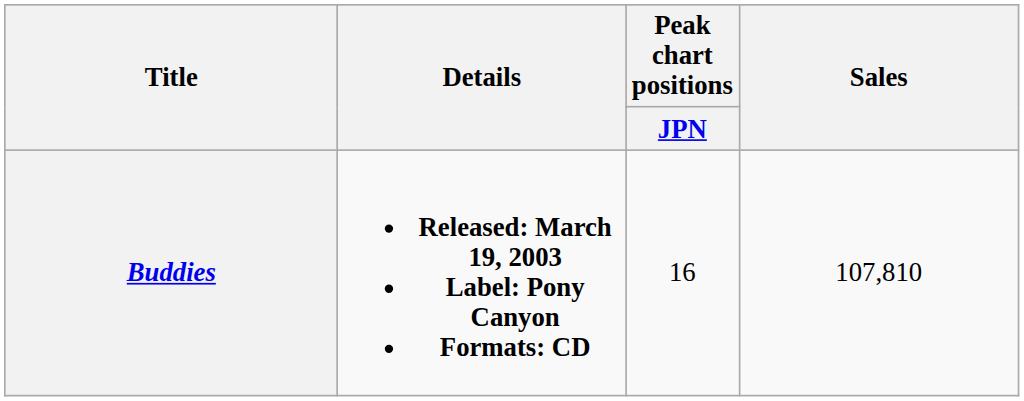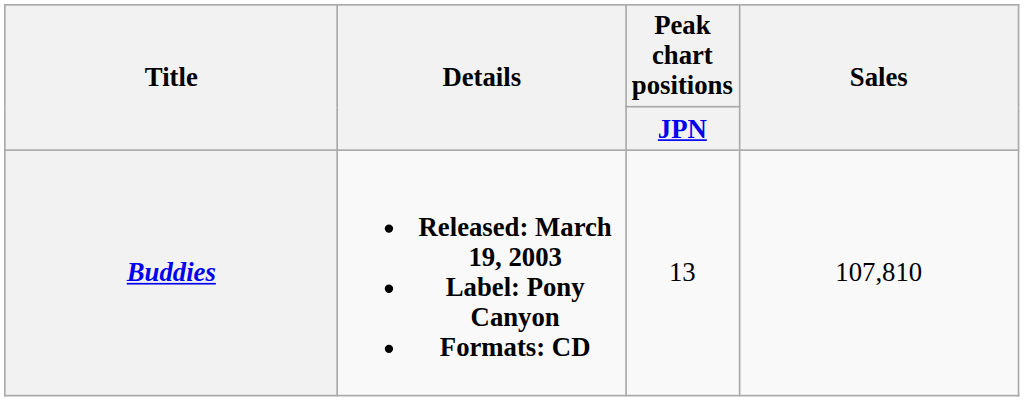(682, 272) 16 -> (682, 272) 13
